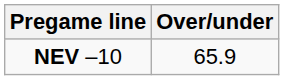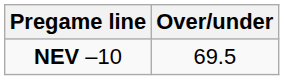(215, 56) 65.9 -> (215, 56) 69.5
